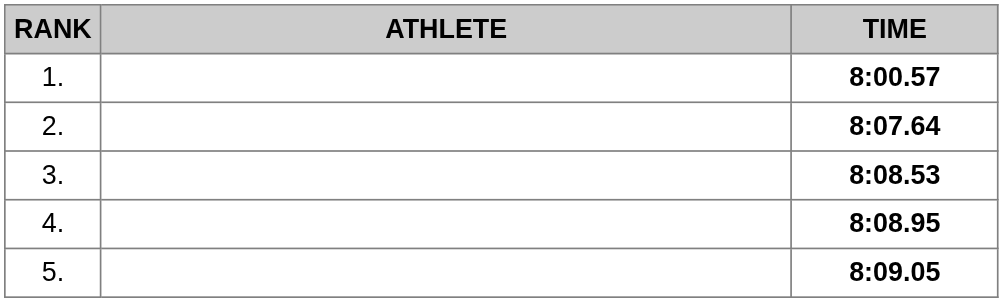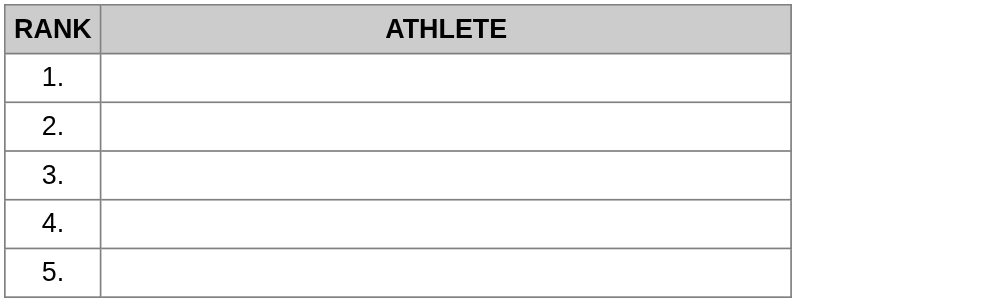- column: (895, 28)
